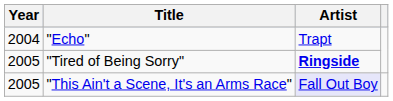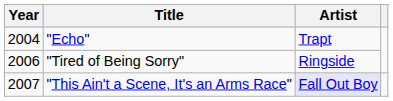(24, 61) 2005 -> (24, 61) 2006
(329, 61) bold -> (327, 61) normal
(24, 84) 2005 -> (24, 84) 2007
